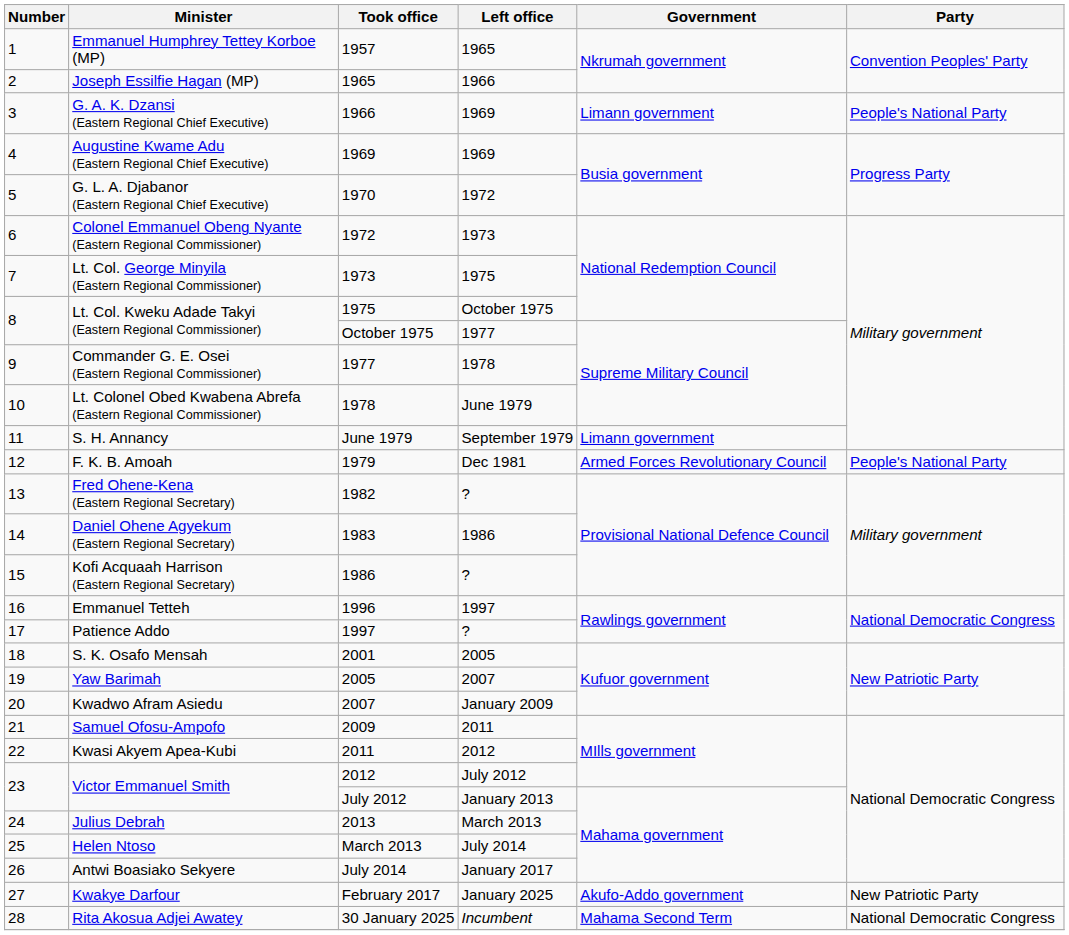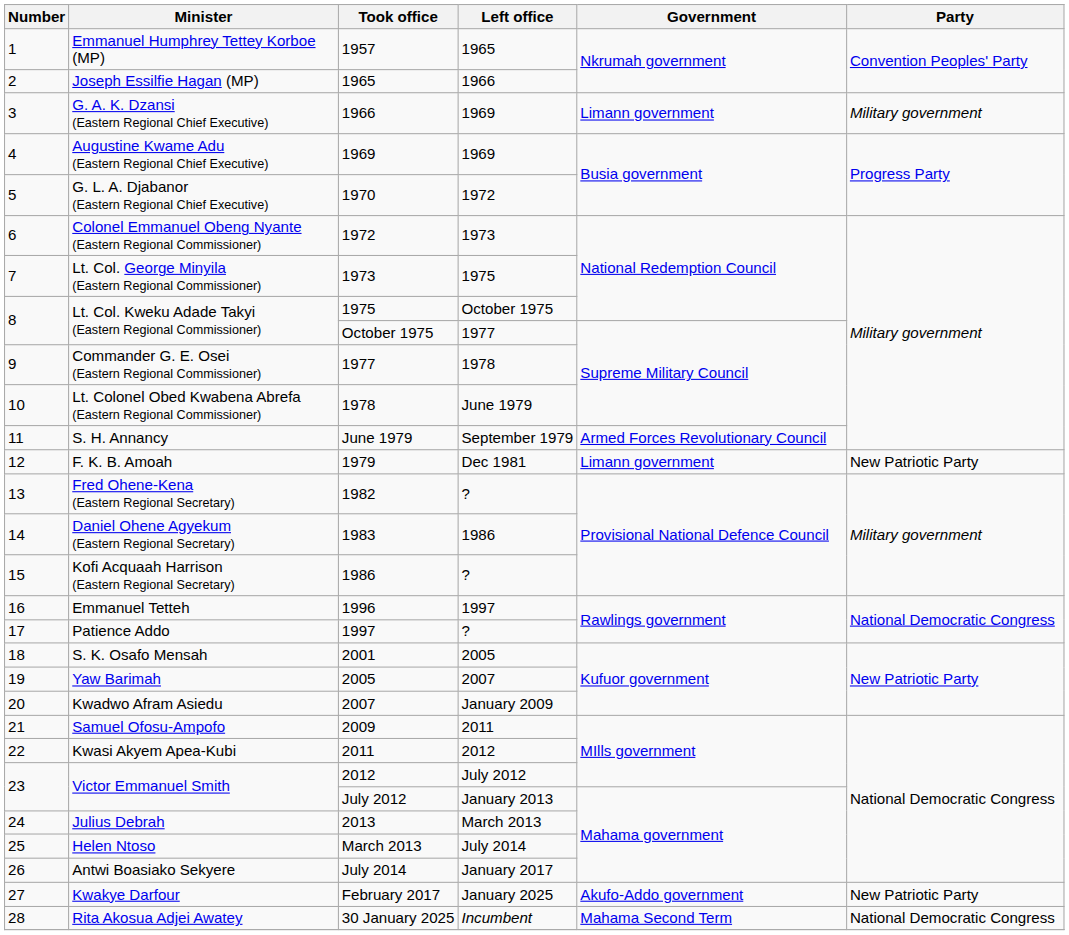(928, 114) People's National Party -> (916, 114) Military government
(647, 438) Limann government -> (703, 438) Armed Forces Revolutionary Council
(703, 462) Armed Forces Revolutionary Council -> (647, 462) Limann government
(928, 462) People's National Party -> (914, 462) New Patriotic Party
